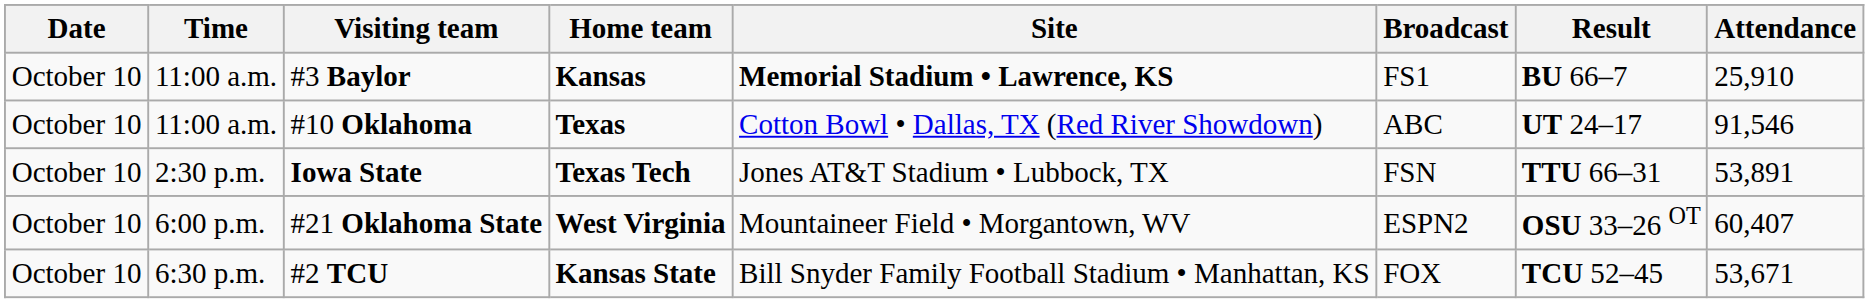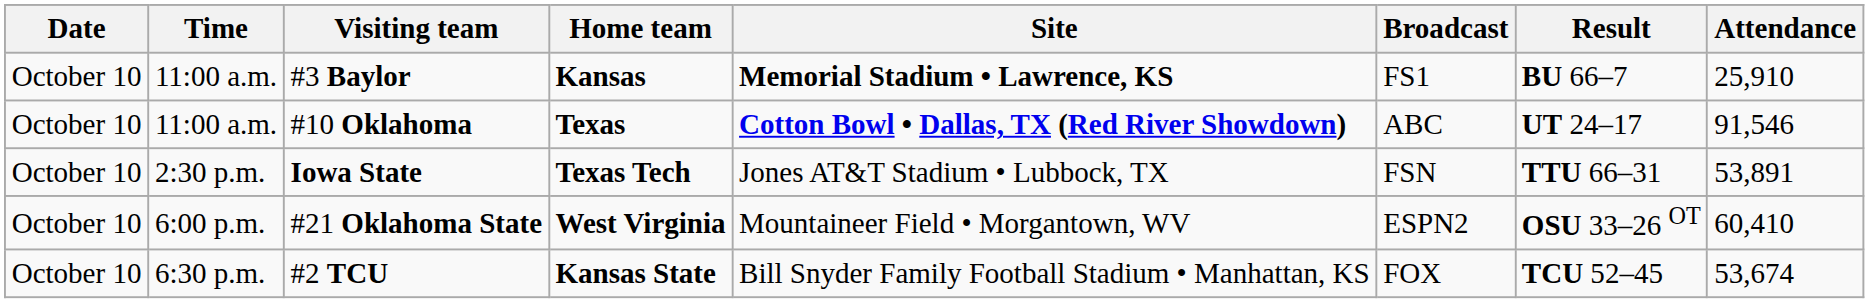(1031, 124) normal -> (1043, 124) bold
(1754, 223) 60,407 -> (1754, 223) 60,410
(1754, 273) 53,671 -> (1754, 273) 53,674
